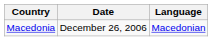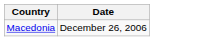- column: (178, 12)
